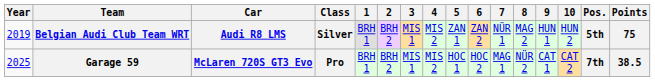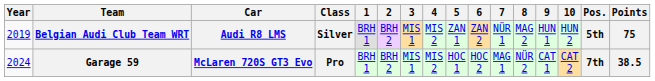(19, 63) 2025 -> (19, 63) 2024
